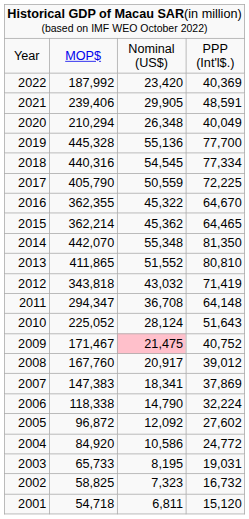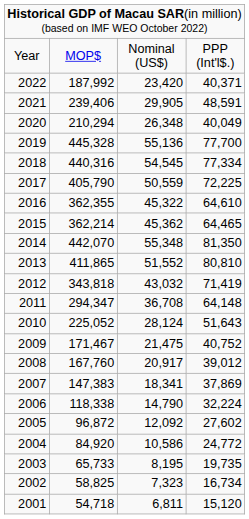(222, 83) 40,369 -> (222, 83) 40,371
(222, 203) 64,670 -> (222, 203) 64,610
(164, 343) pink background -> (164, 343) no background
(222, 463) 19,031 -> (222, 463) 19,735
(222, 483) 16,732 -> (222, 483) 16,734
